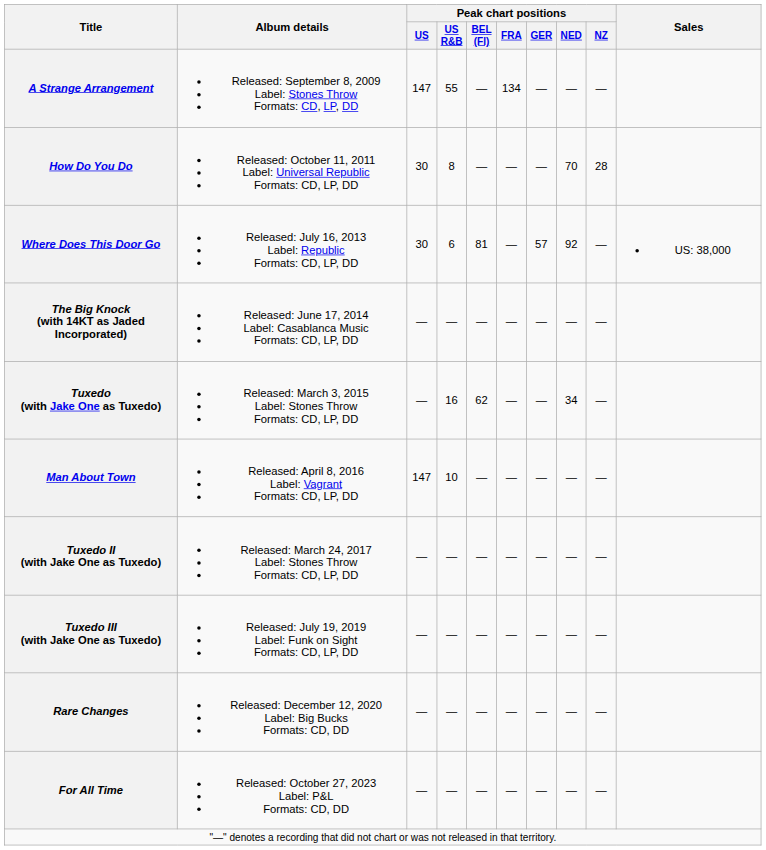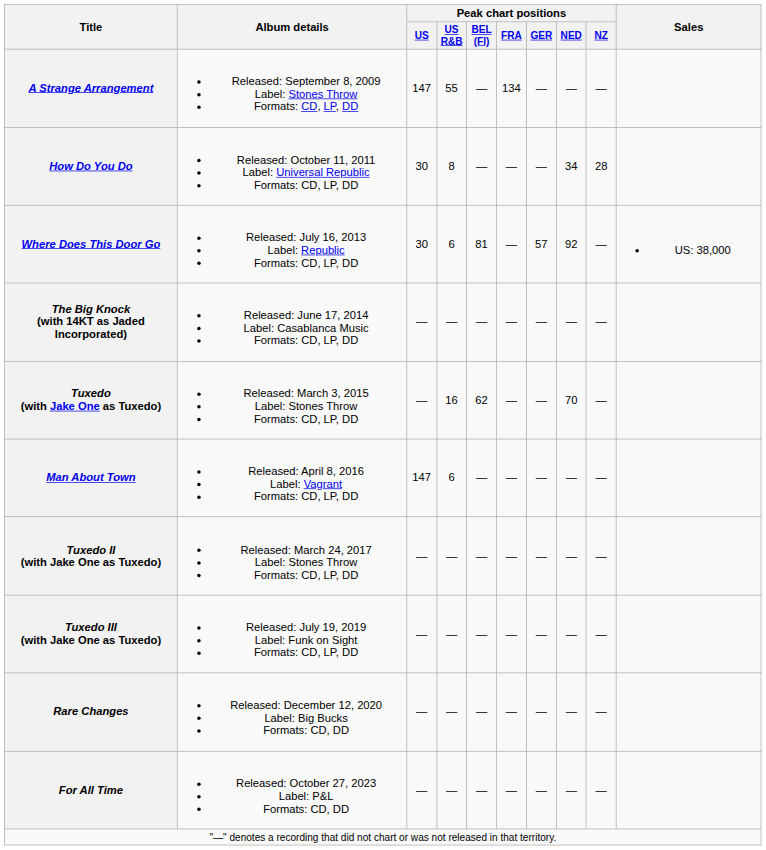(571, 166) 70 -> (571, 166) 34
(571, 400) 34 -> (571, 400) 70
(452, 478) 10 -> (452, 478) 6
